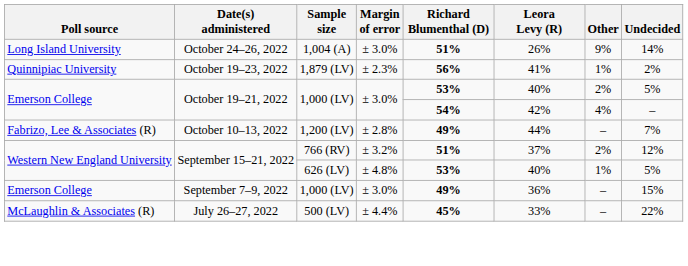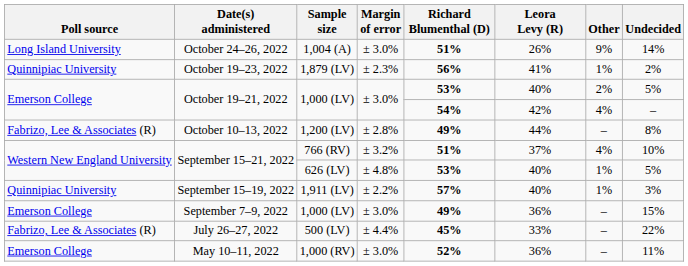(652, 130) 7% -> (653, 130) 8%
(603, 150) 2% -> (604, 150) 4%
(652, 150) 12% -> (653, 150) 10%
+ row: (236, 190)
(81, 211) McLaughlin & Associates (R) -> (82, 231) Fabrizo, Lee & Associates (R)
+ row: (236, 251)
